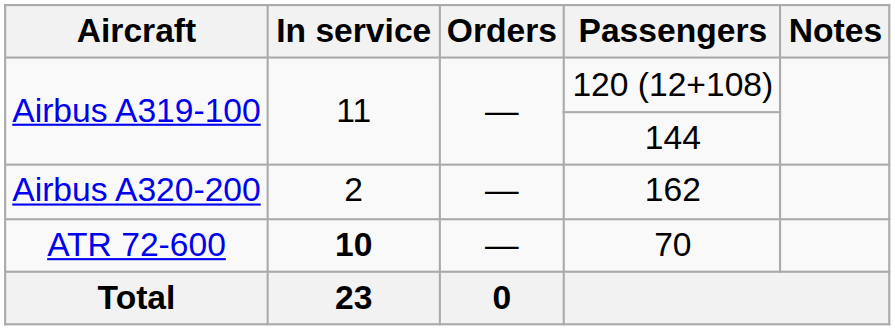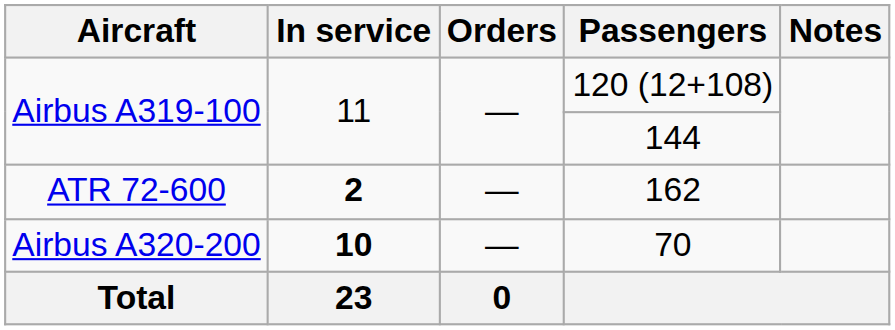(136, 191) Airbus A320-200 -> (136, 191) ATR 72-600
(354, 191) normal -> (354, 191) bold
(136, 244) ATR 72-600 -> (136, 244) Airbus A320-200
